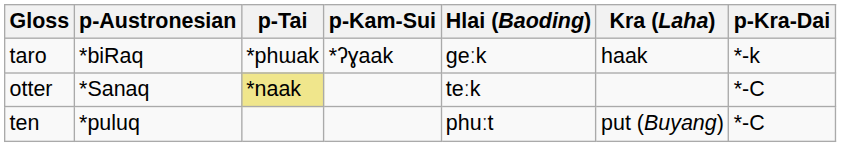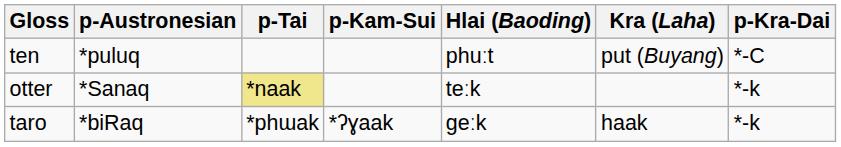rows swapped: (28, 55) <-> (25, 123)
(749, 89) *-C -> (747, 89) *-k
